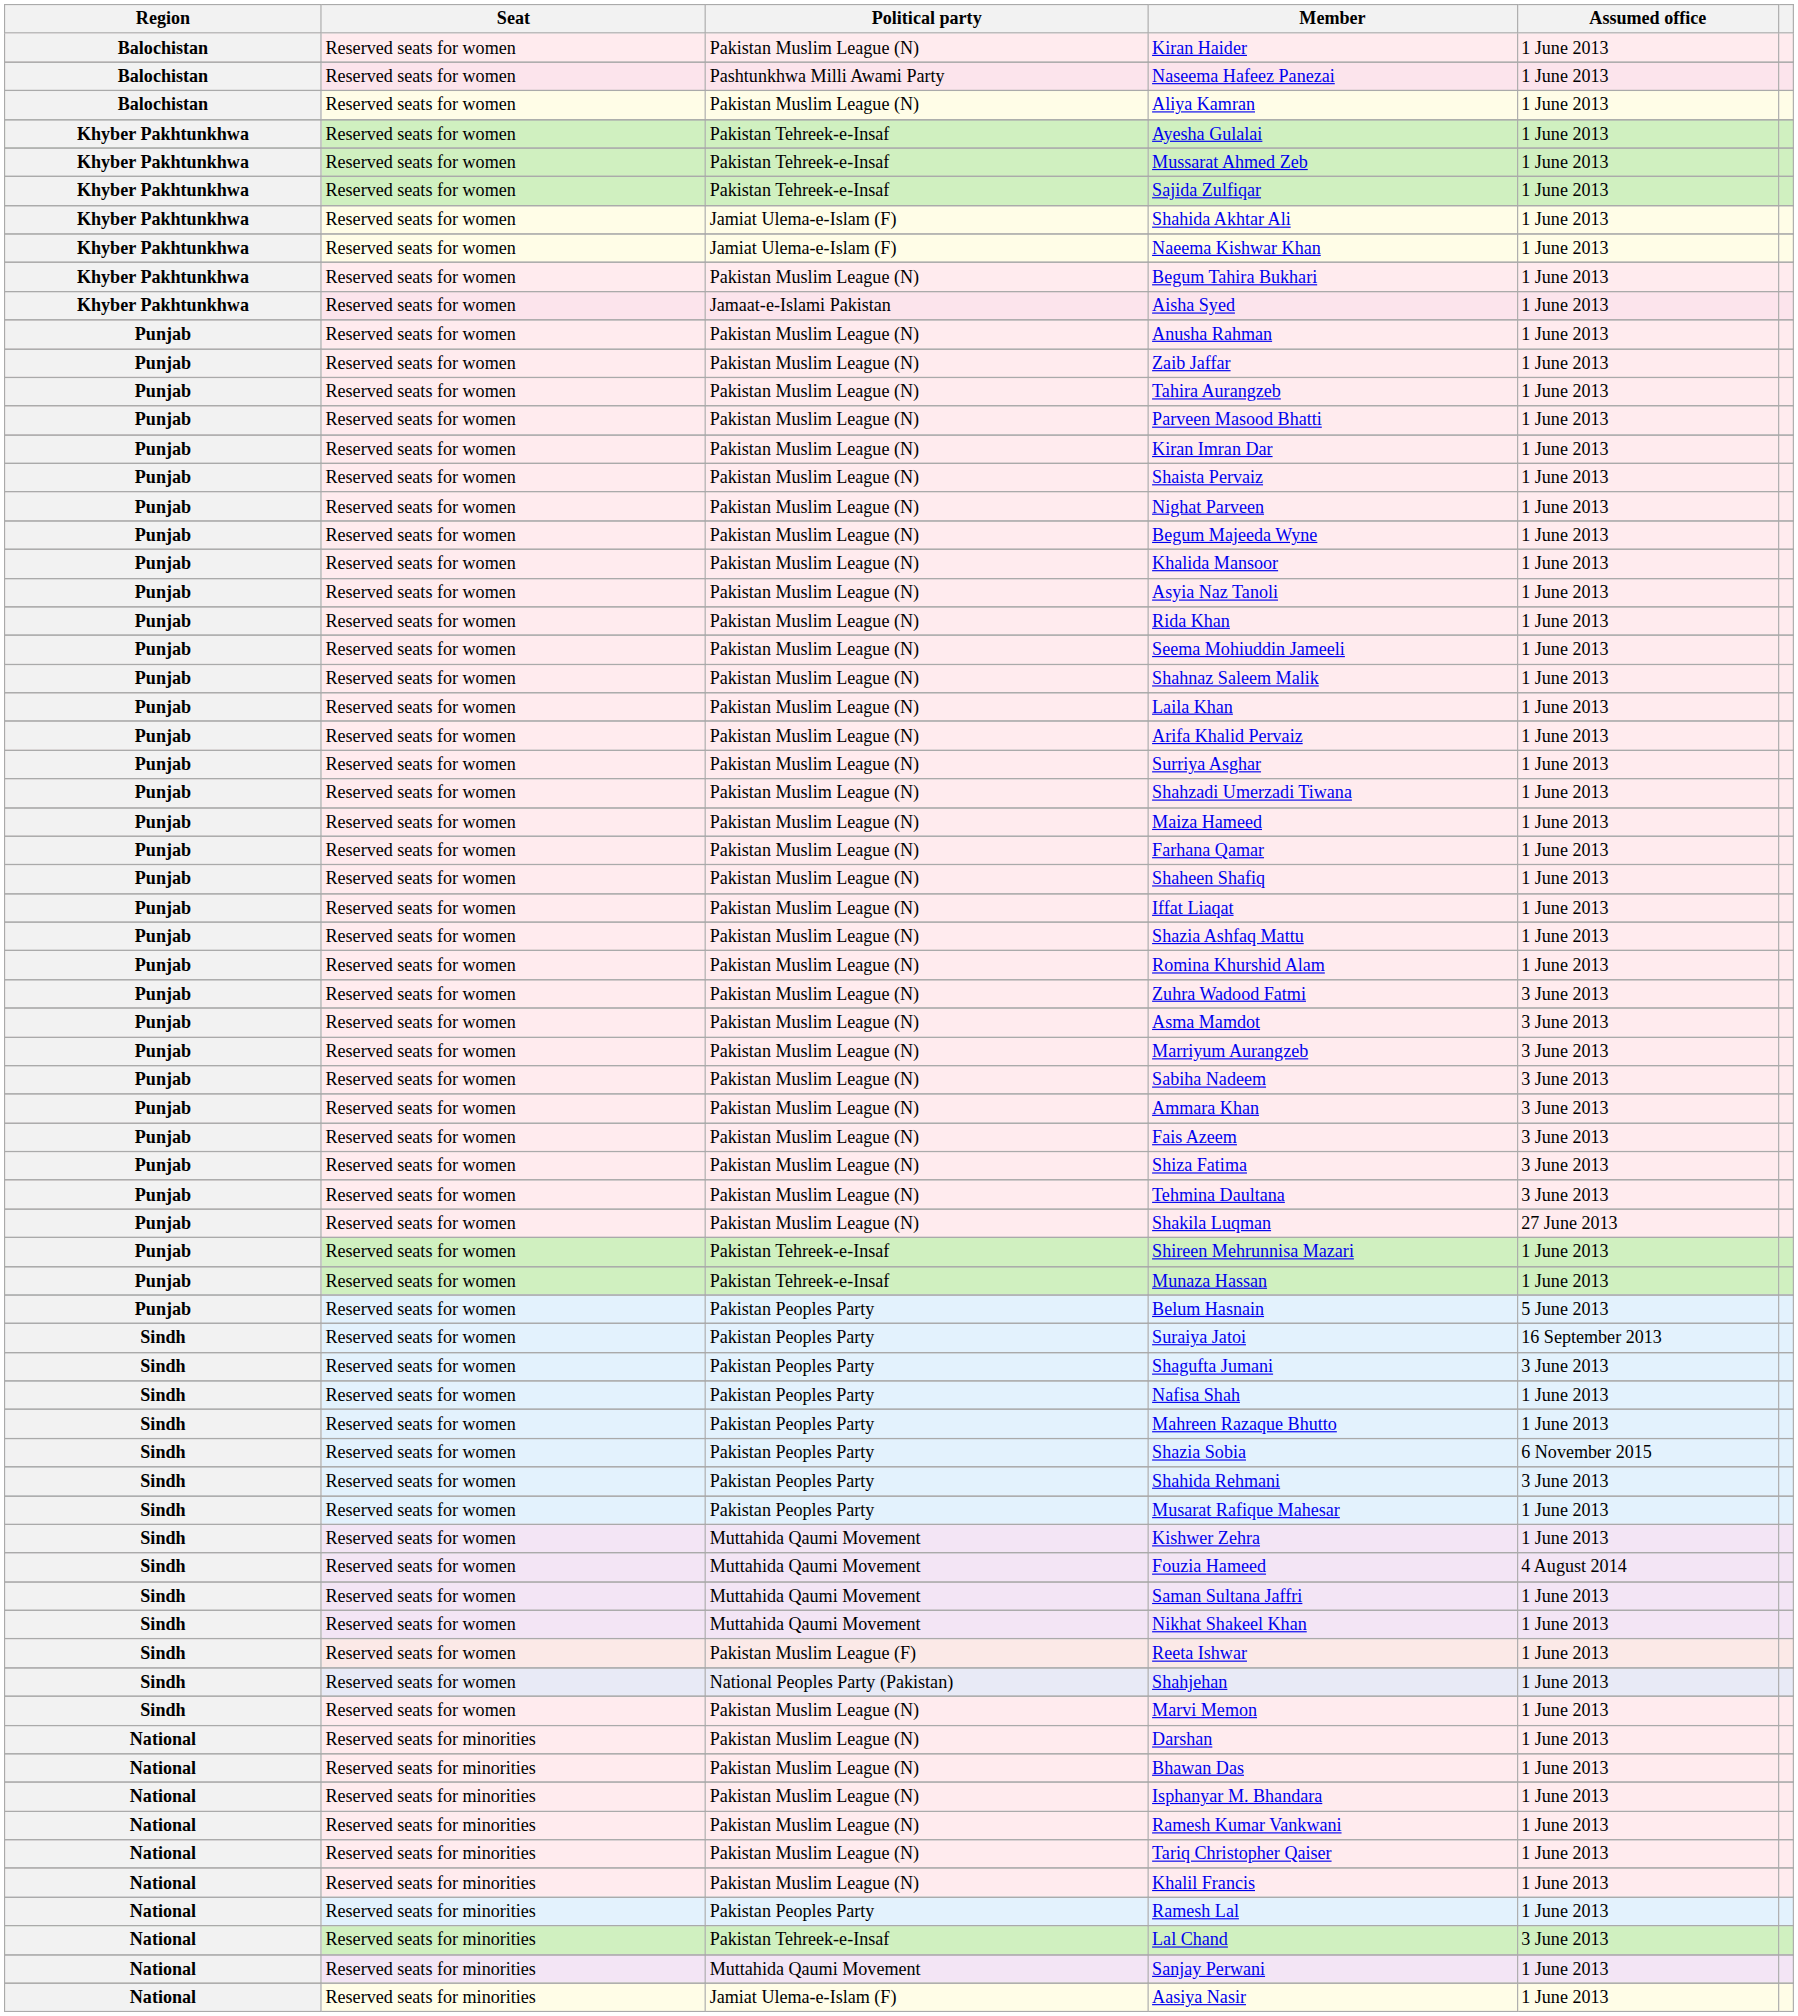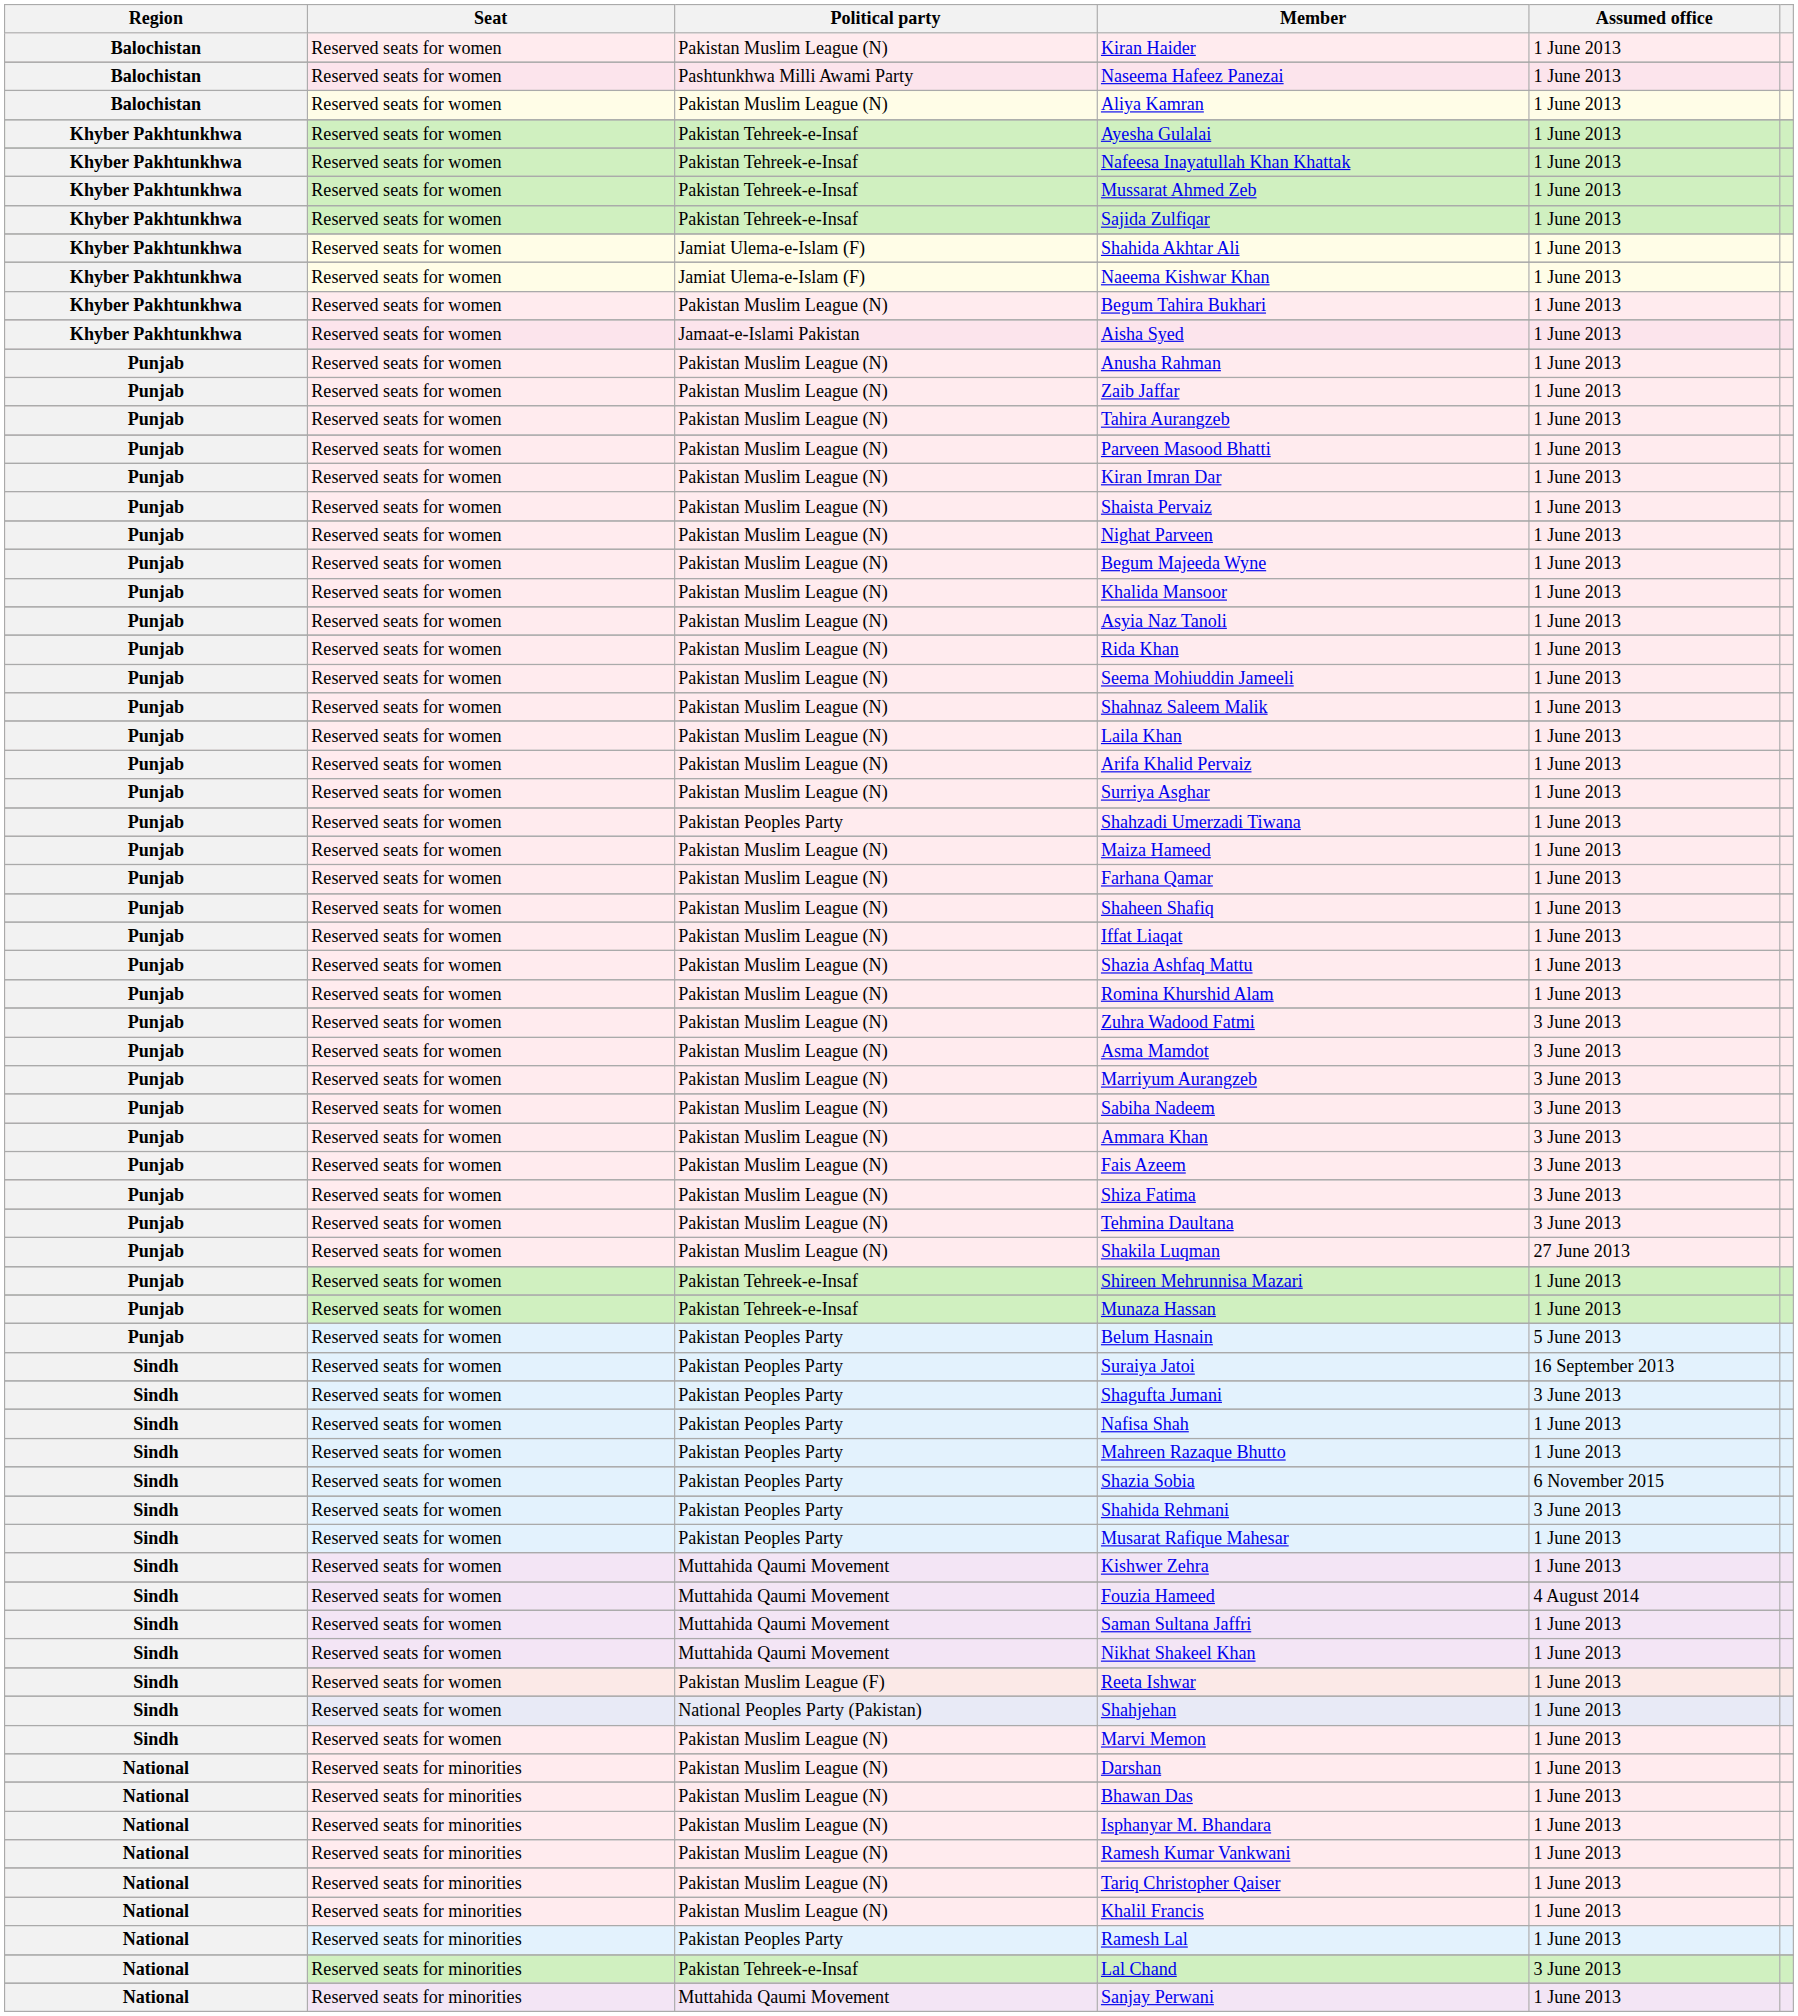+ row: (1226, 162)
(814, 793) Pakistan Muslim League (N) -> (761, 821) Pakistan Peoples Party
- row: (1199, 1997)
